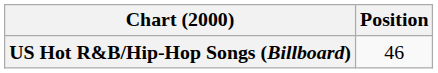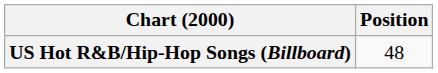(394, 51) 46 -> (394, 51) 48
